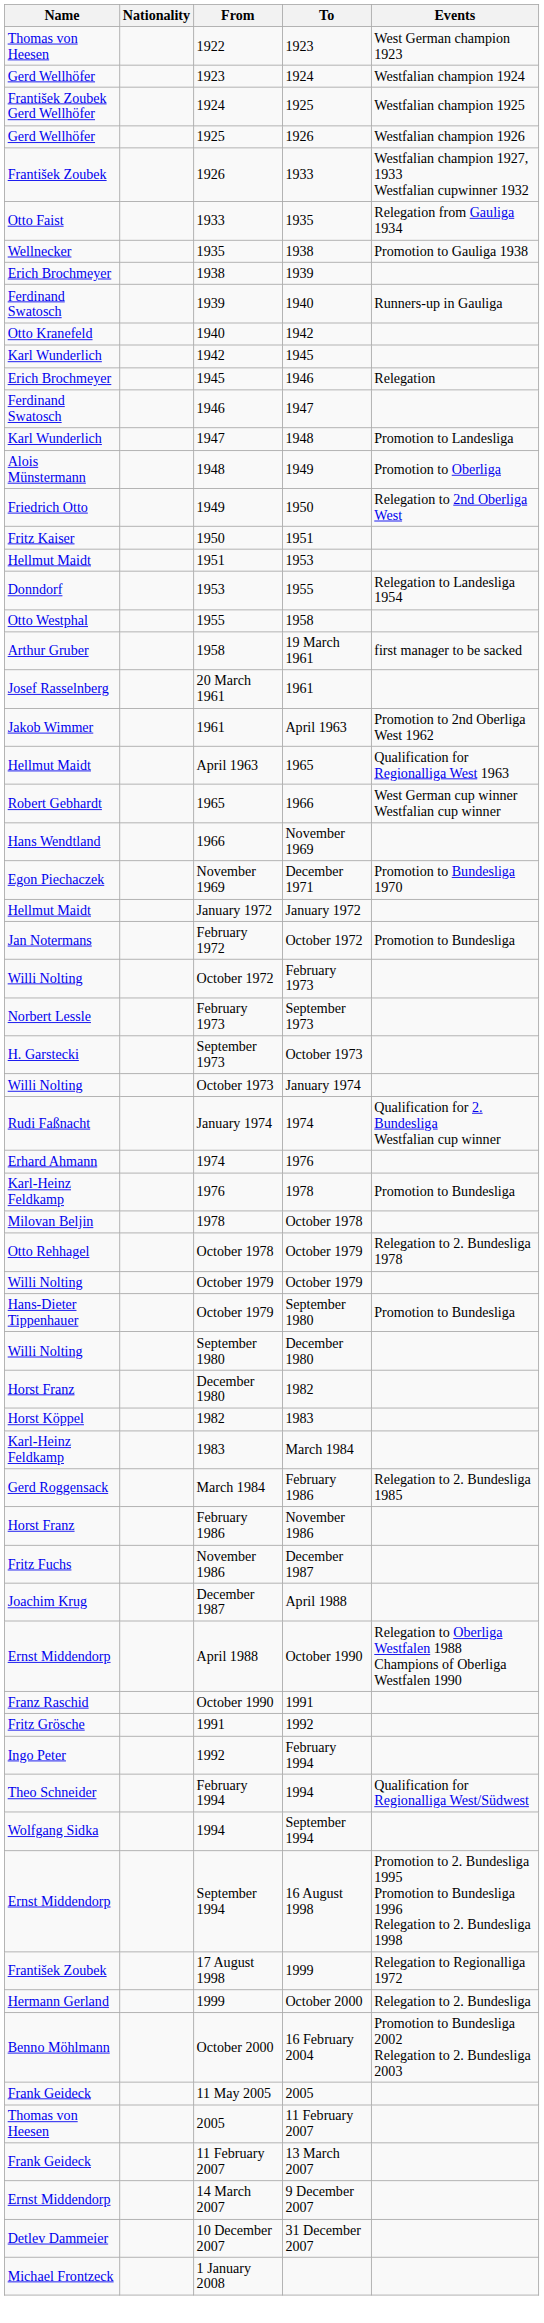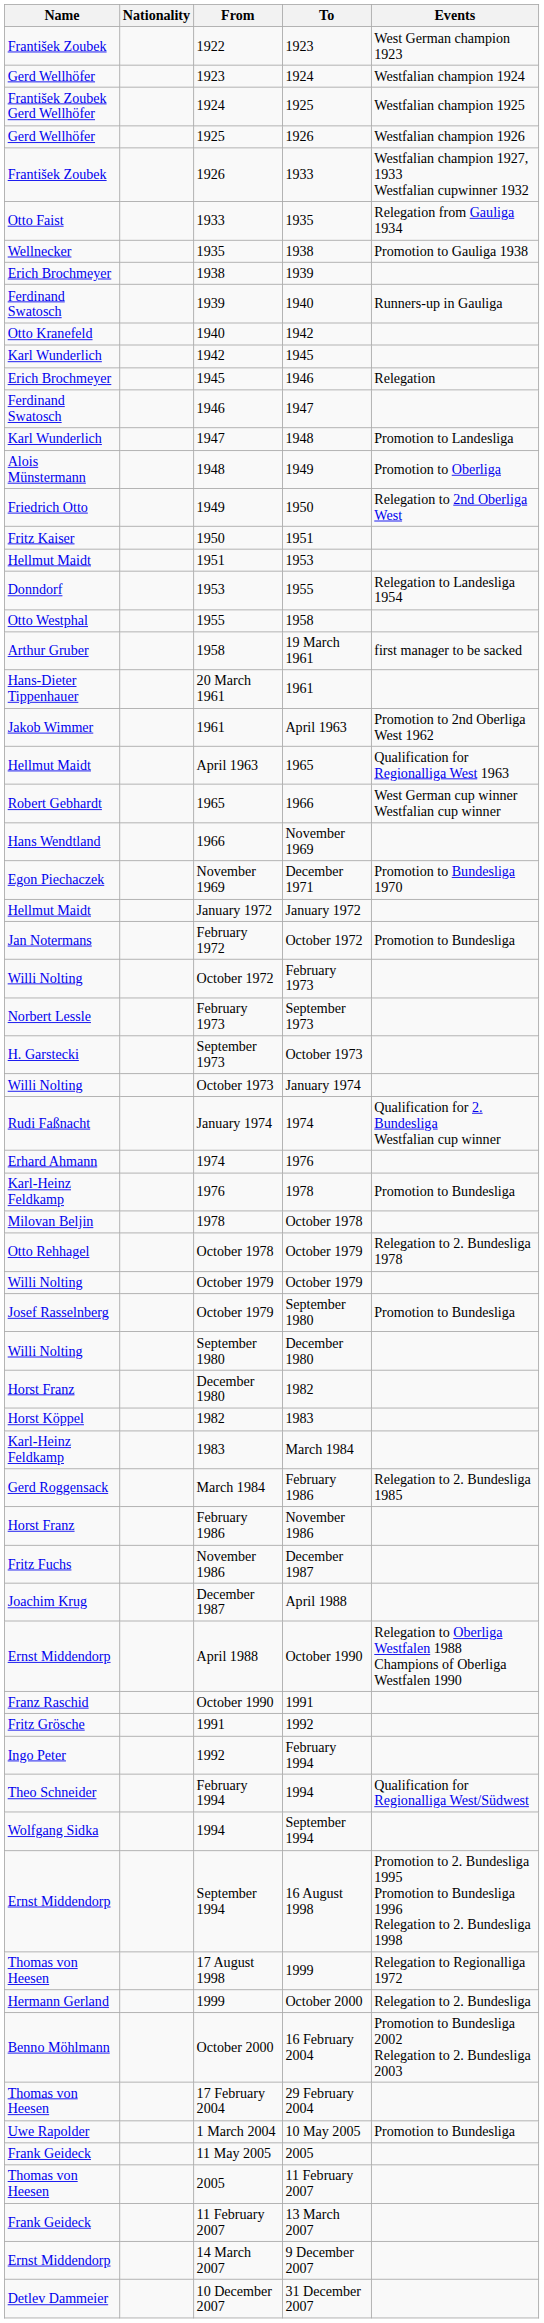(43, 45) Thomas von Heesen -> (57, 45) František Zoubek
(58, 689) Josef Rasselnberg -> (43, 689) Hans-Dieter Tippenhauer
(43, 1312) Hans-Dieter Tippenhauer -> (58, 1312) Josef Rasselnberg
(57, 1971) František Zoubek -> (43, 1971) Thomas von Heesen
+ row: (231, 2101)
+ row: (236, 2131)
- row: (224, 2276)
